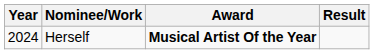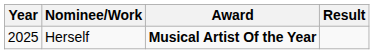(23, 37) 2024 -> (23, 37) 2025
